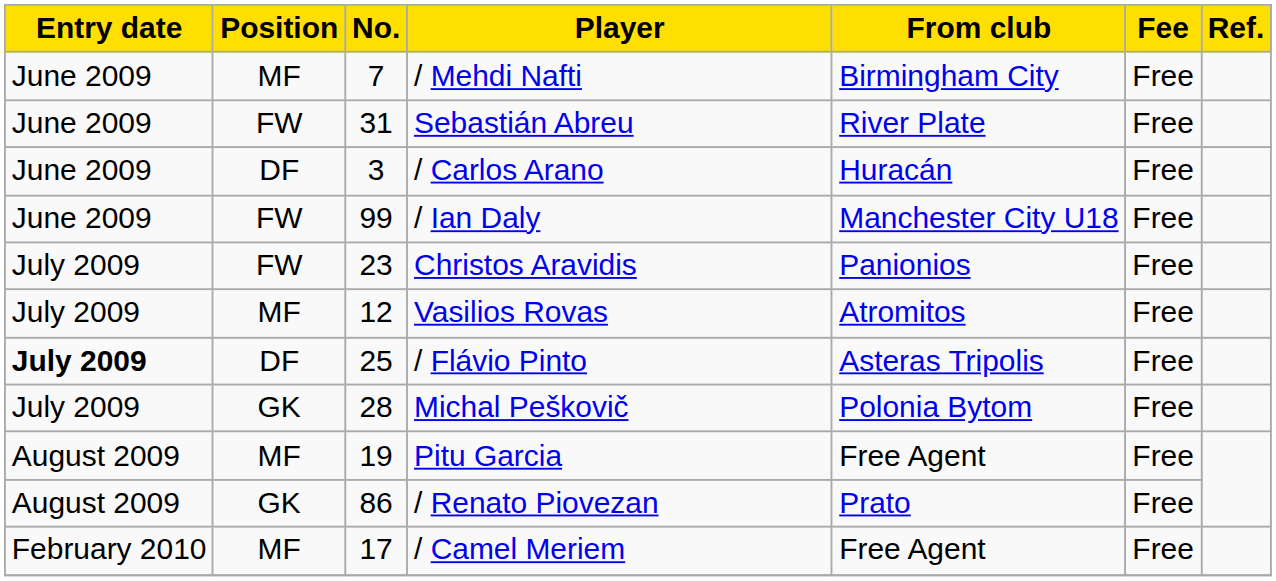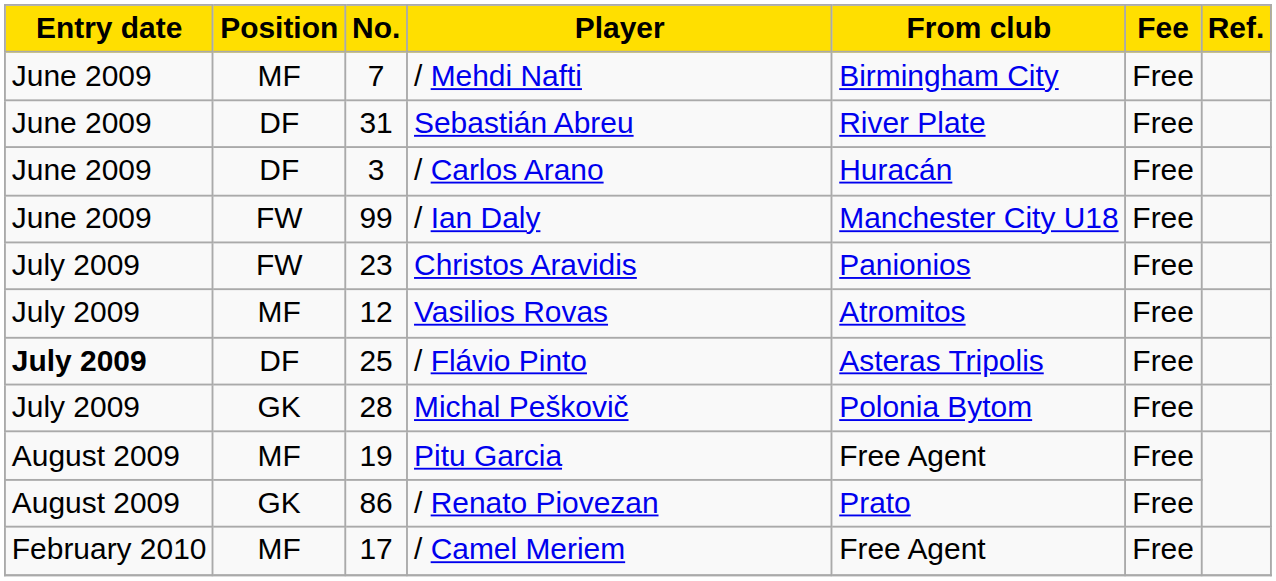(279, 123) FW -> (279, 123) DF
